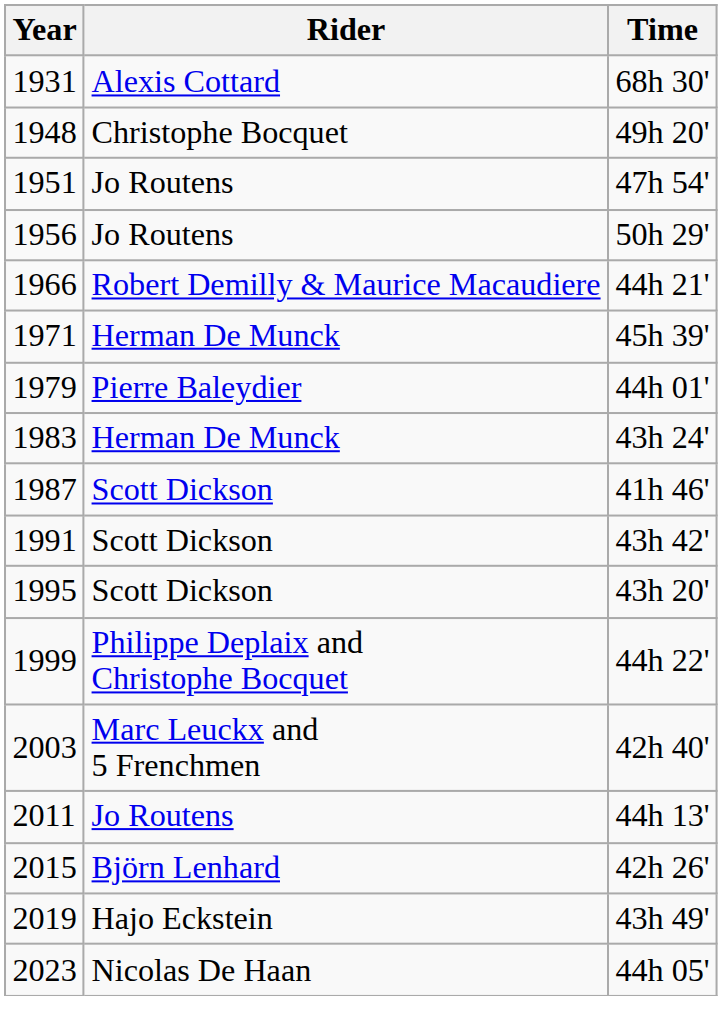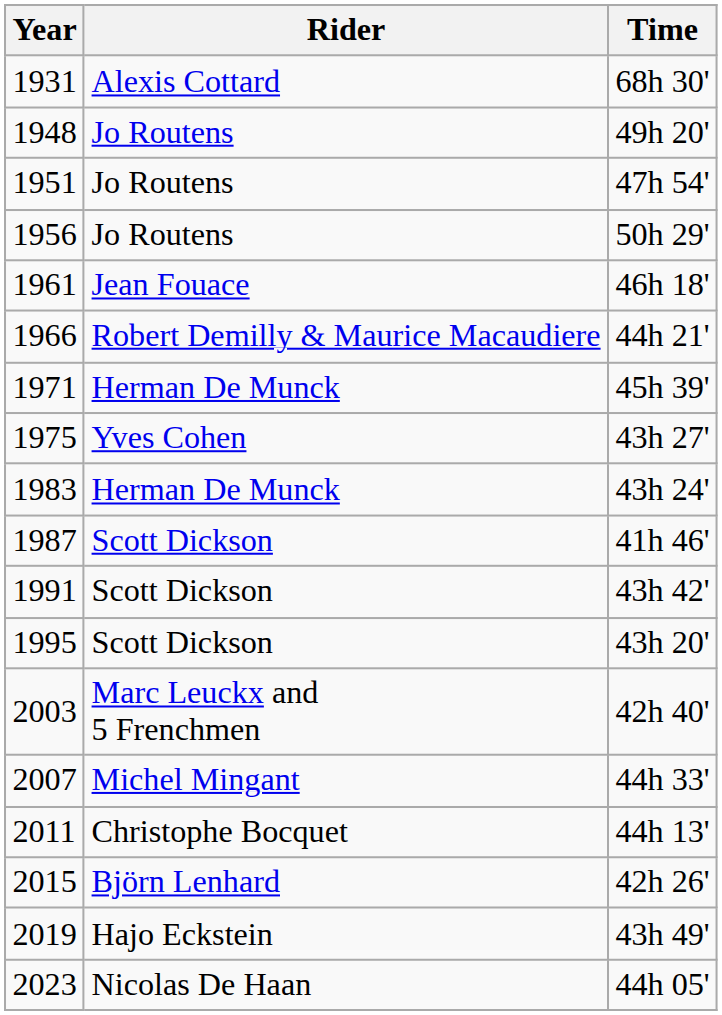(220, 132) Christophe Bocquet -> (163, 132) Jo Routens
+ row: (45, 285)
+ row: (45, 438)
- row: (45, 387)
- row: (45, 660)
+ row: (45, 780)
(163, 816) Jo Routens -> (220, 831) Christophe Bocquet
